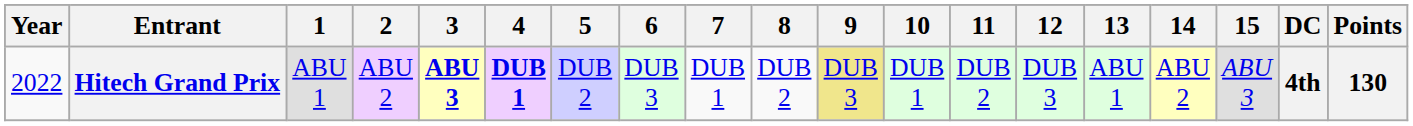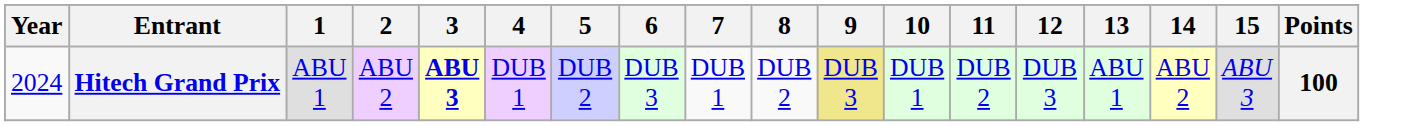- column: (1303, 25)
(37, 82) 2022 -> (37, 82) 2024
(519, 82) bold -> (519, 82) normal
(1368, 82) 130 -> (1319, 82) 100
